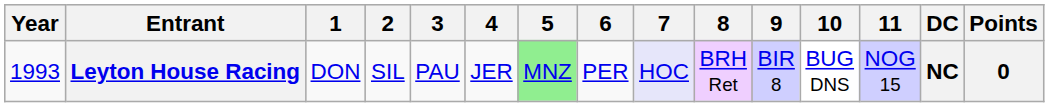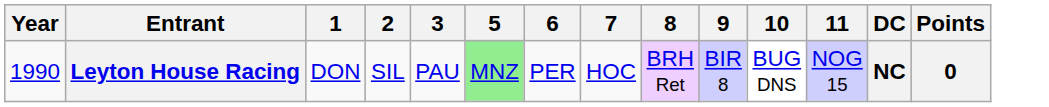- column: (491, 23)
(35, 71) 1993 -> (35, 71) 1990
(664, 71) lavender background -> (611, 71) no background
